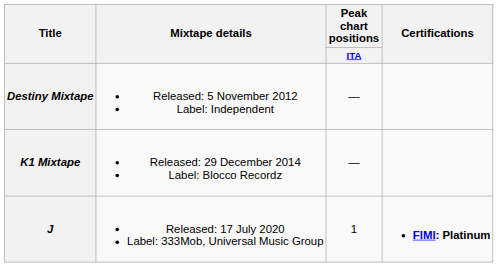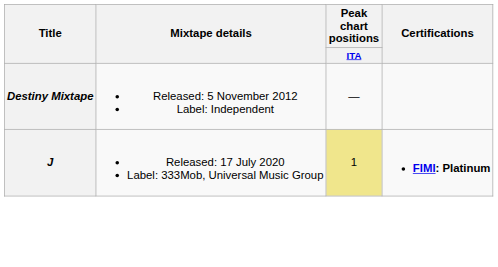- row: (50, 162)
(354, 229) no background -> (354, 162) khaki background
